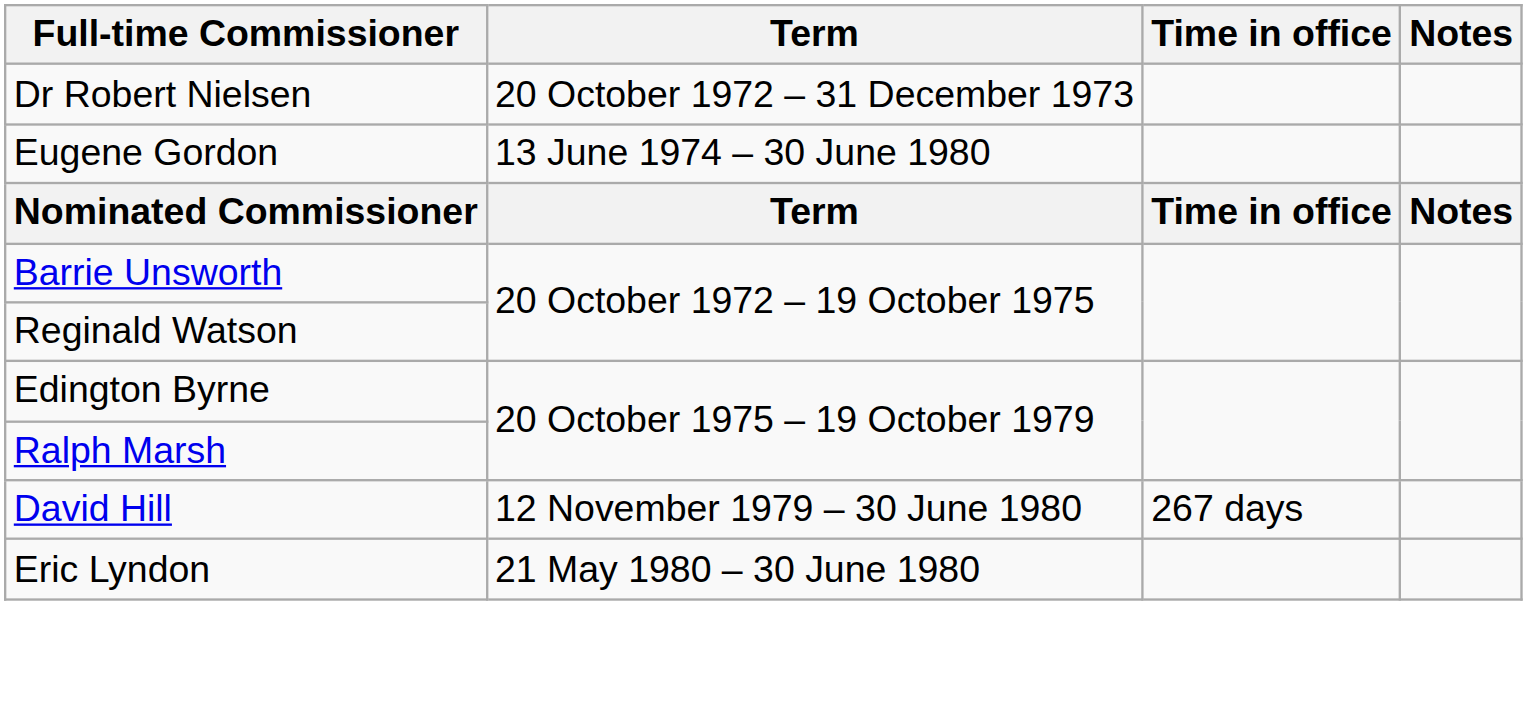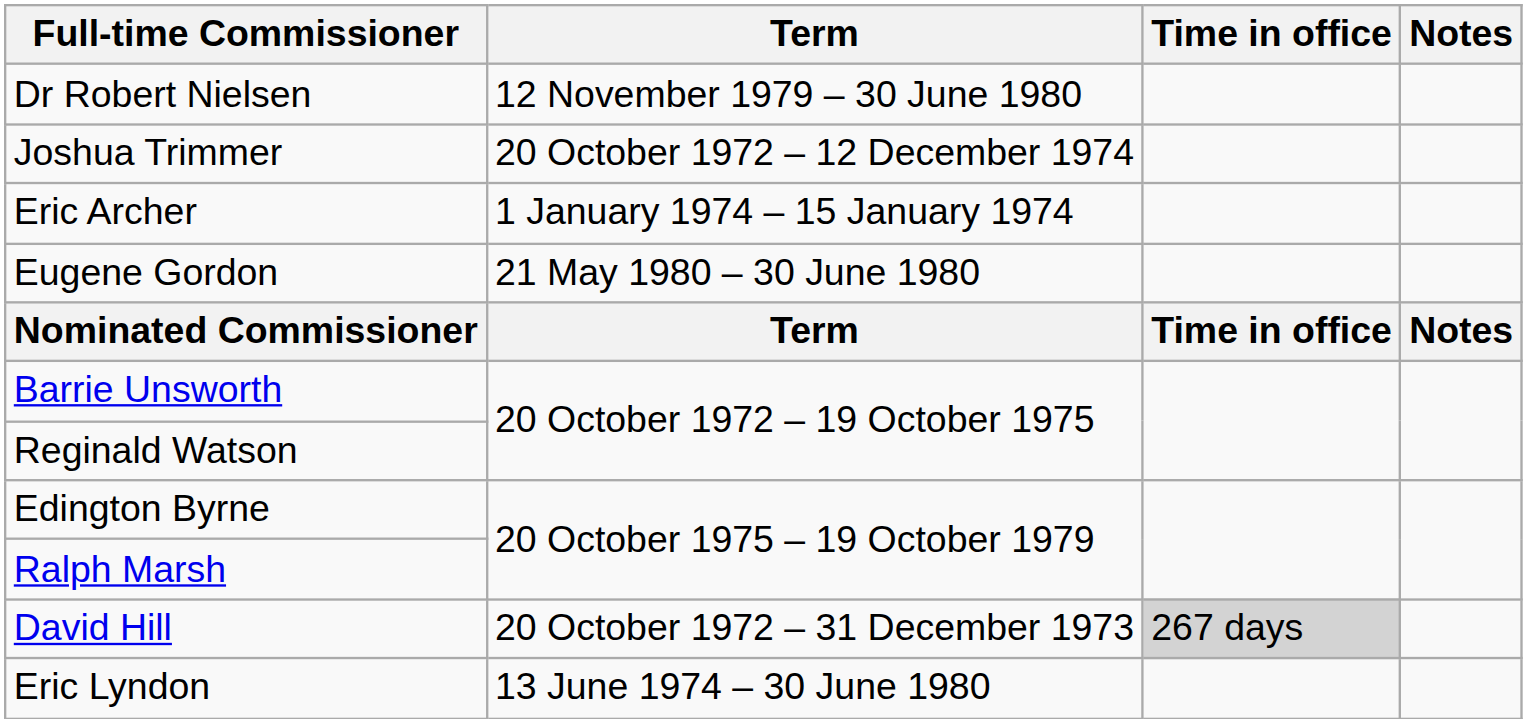(814, 93) 20 October 1972 – 31 December 1973 -> (789, 93) 12 November 1979 – 30 June 1980
+ row: (148, 152)
+ row: (105, 212)
(743, 152) 13 June 1974 – 30 June 1980 -> (738, 271) 21 May 1980 – 30 June 1980
(789, 509) 12 November 1979 – 30 June 1980 -> (814, 627) 20 October 1972 – 31 December 1973
(1227, 509) no background -> (1227, 627) lightgrey background
(738, 568) 21 May 1980 – 30 June 1980 -> (743, 687) 13 June 1974 – 30 June 1980
